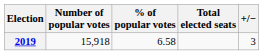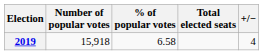(253, 41) 3 -> (253, 41) 4
